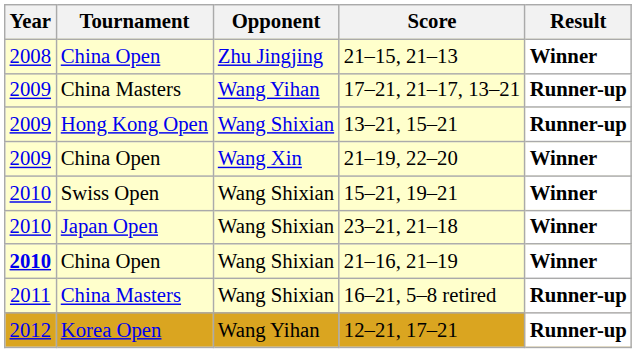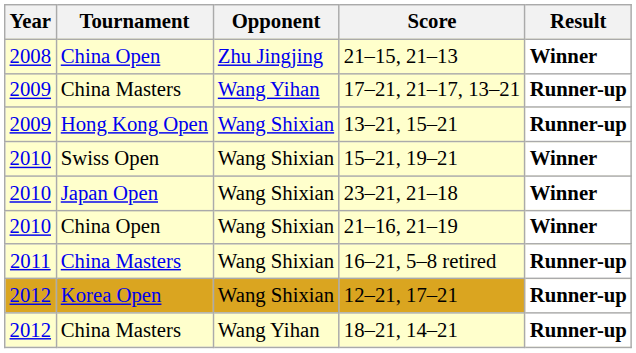- row: (401, 158)
(30, 261) bold -> (30, 227) normal
(269, 329) Wang Yihan -> (276, 295) Wang Shixian
+ row: (401, 329)
